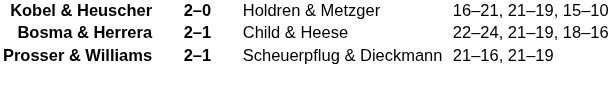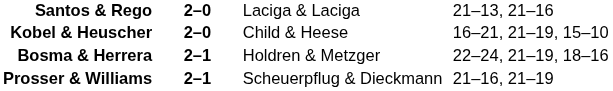+ row: (93, 10)
(311, 10) Holdren & Metzger -> (295, 33) Child & Heese
(295, 33) Child & Heese -> (311, 55) Holdren & Metzger
